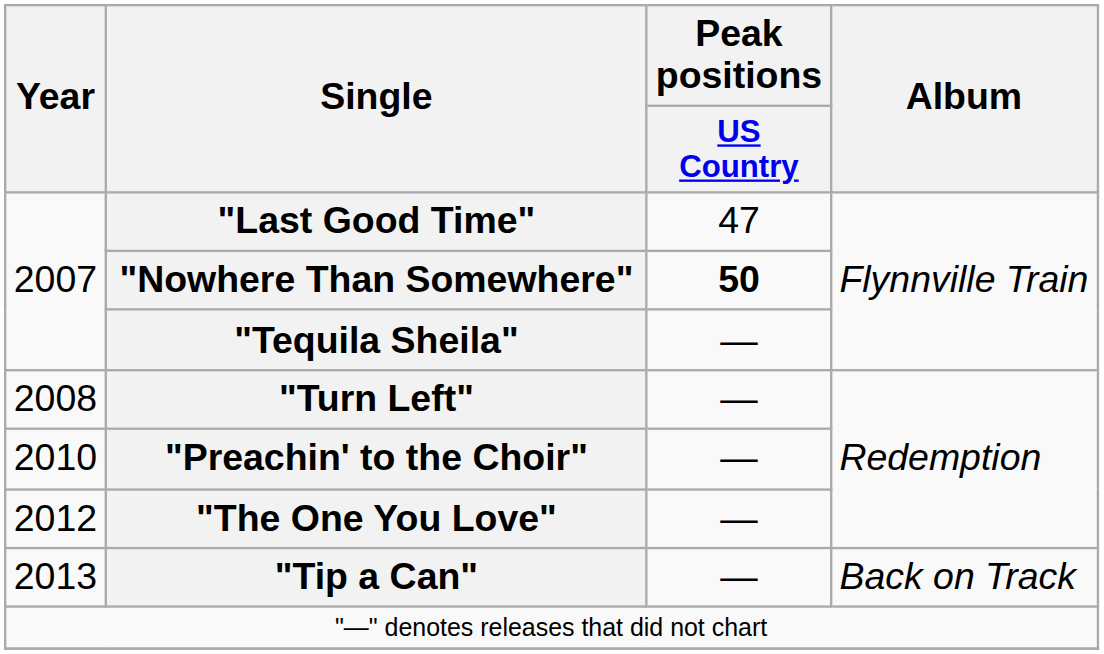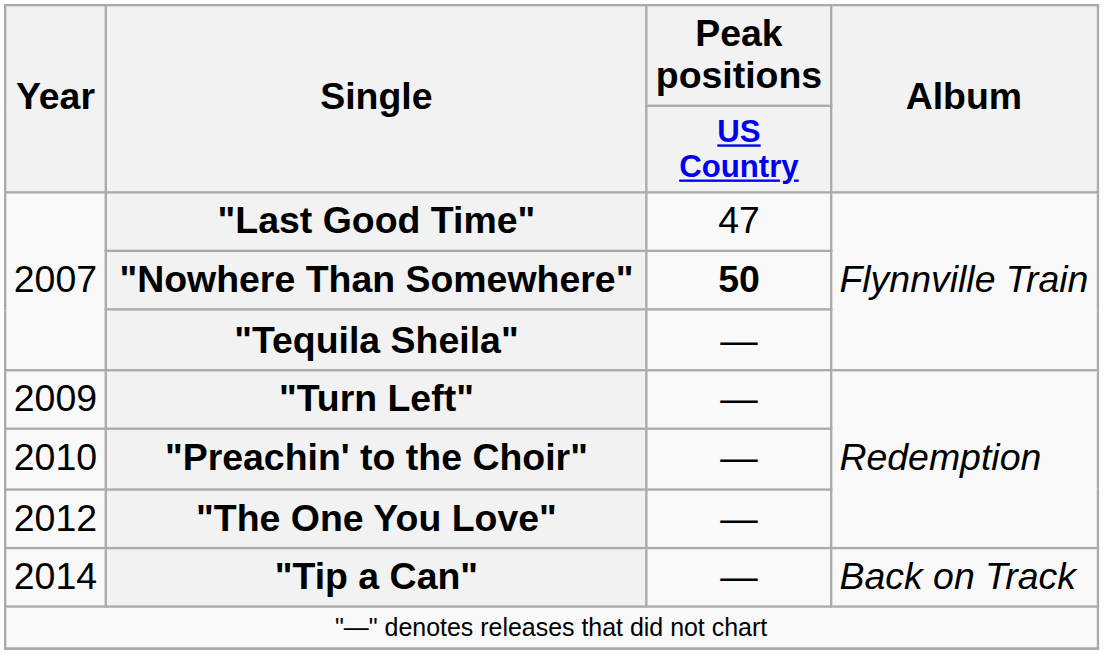(55, 398) 2008 -> (55, 398) 2009
(55, 576) 2013 -> (55, 576) 2014
